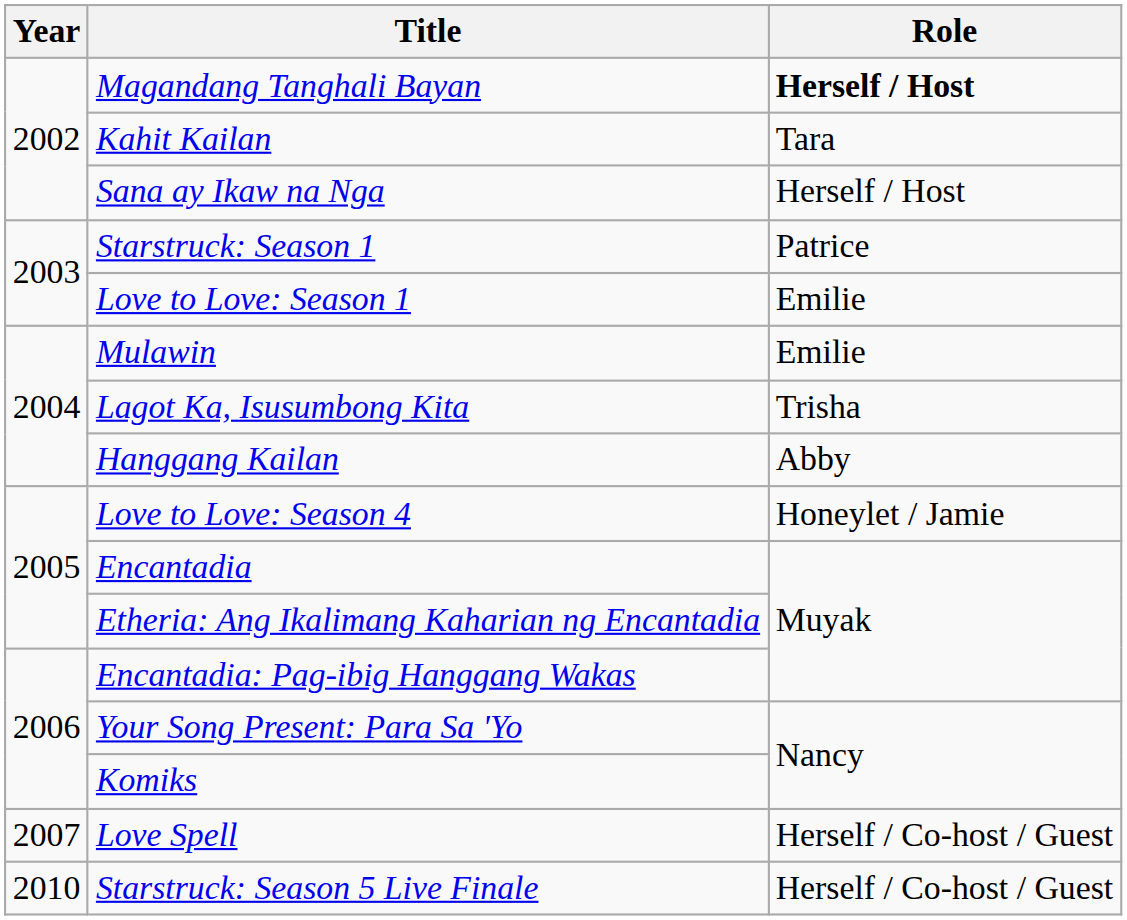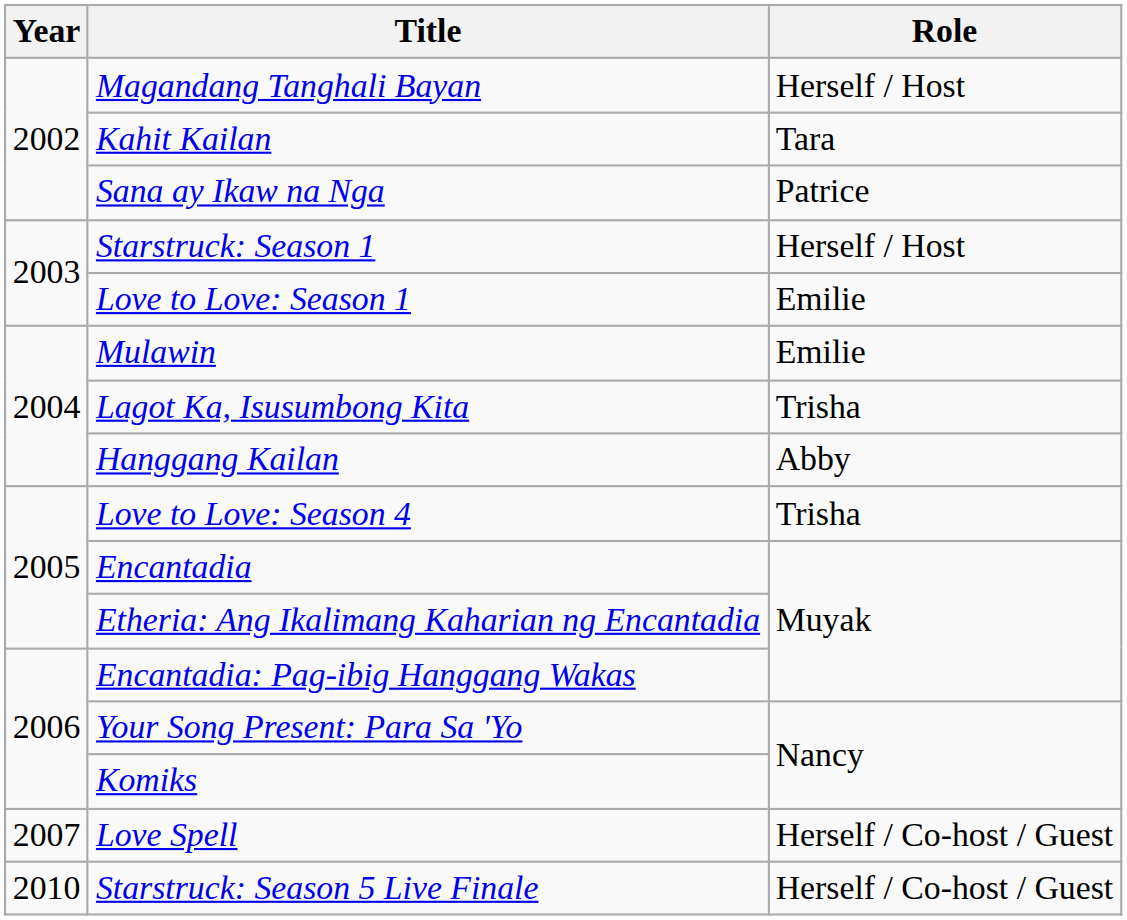(875, 84) bold -> (870, 84) normal
(870, 191) Herself / Host -> (823, 191) Patrice
(823, 245) Patrice -> (870, 245) Herself / Host
(890, 513) Honeylet / Jamie -> (818, 513) Trisha
